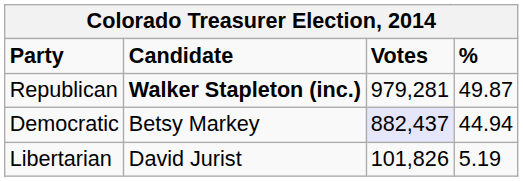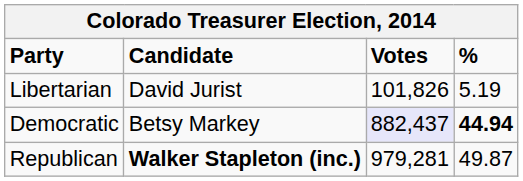rows swapped: (64, 90) <-> (61, 158)
(486, 124) normal -> (486, 124) bold
